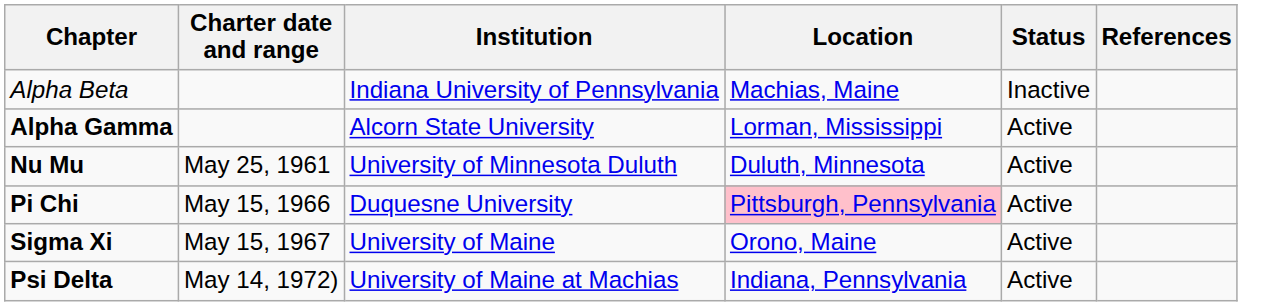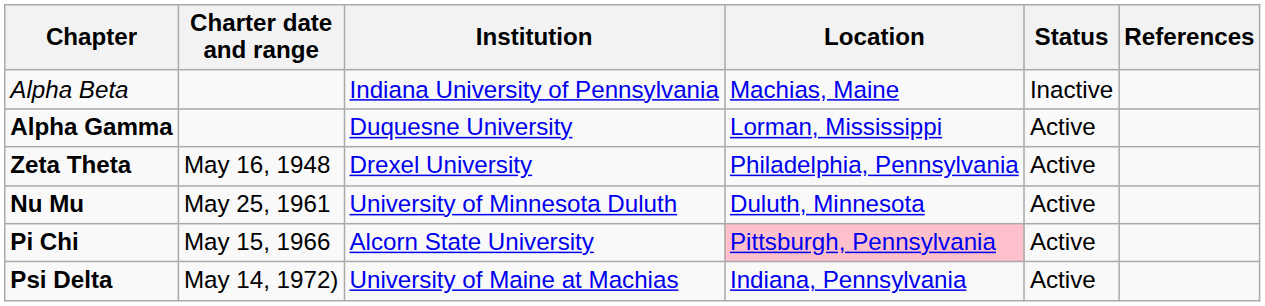(472, 127) Alcorn State University -> (461, 127) Duquesne University
+ row: (71, 165)
(461, 204) Duquesne University -> (472, 242) Alcorn State University
- row: (61, 242)
